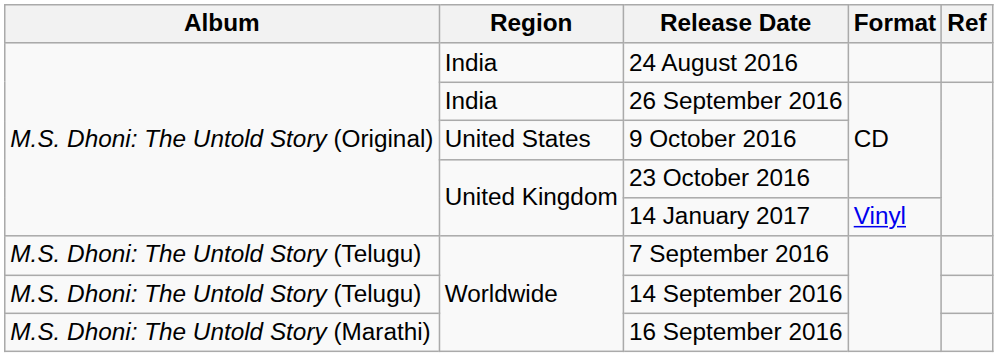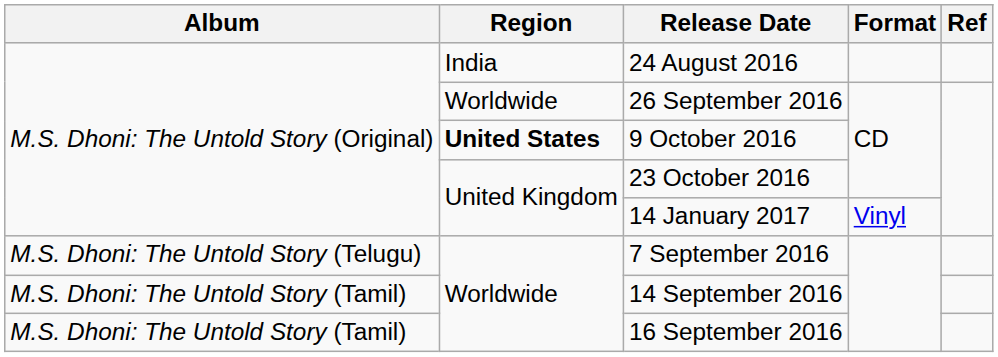(471, 100) India -> (501, 100) Worldwide
(518, 139) normal -> (522, 139) bold
(216, 293) M.S. Dhoni: The Untold Story (Telugu) -> (208, 293) M.S. Dhoni: The Untold Story (Tamil)
(221, 332) M.S. Dhoni: The Untold Story (Marathi) -> (208, 332) M.S. Dhoni: The Untold Story (Tamil)
